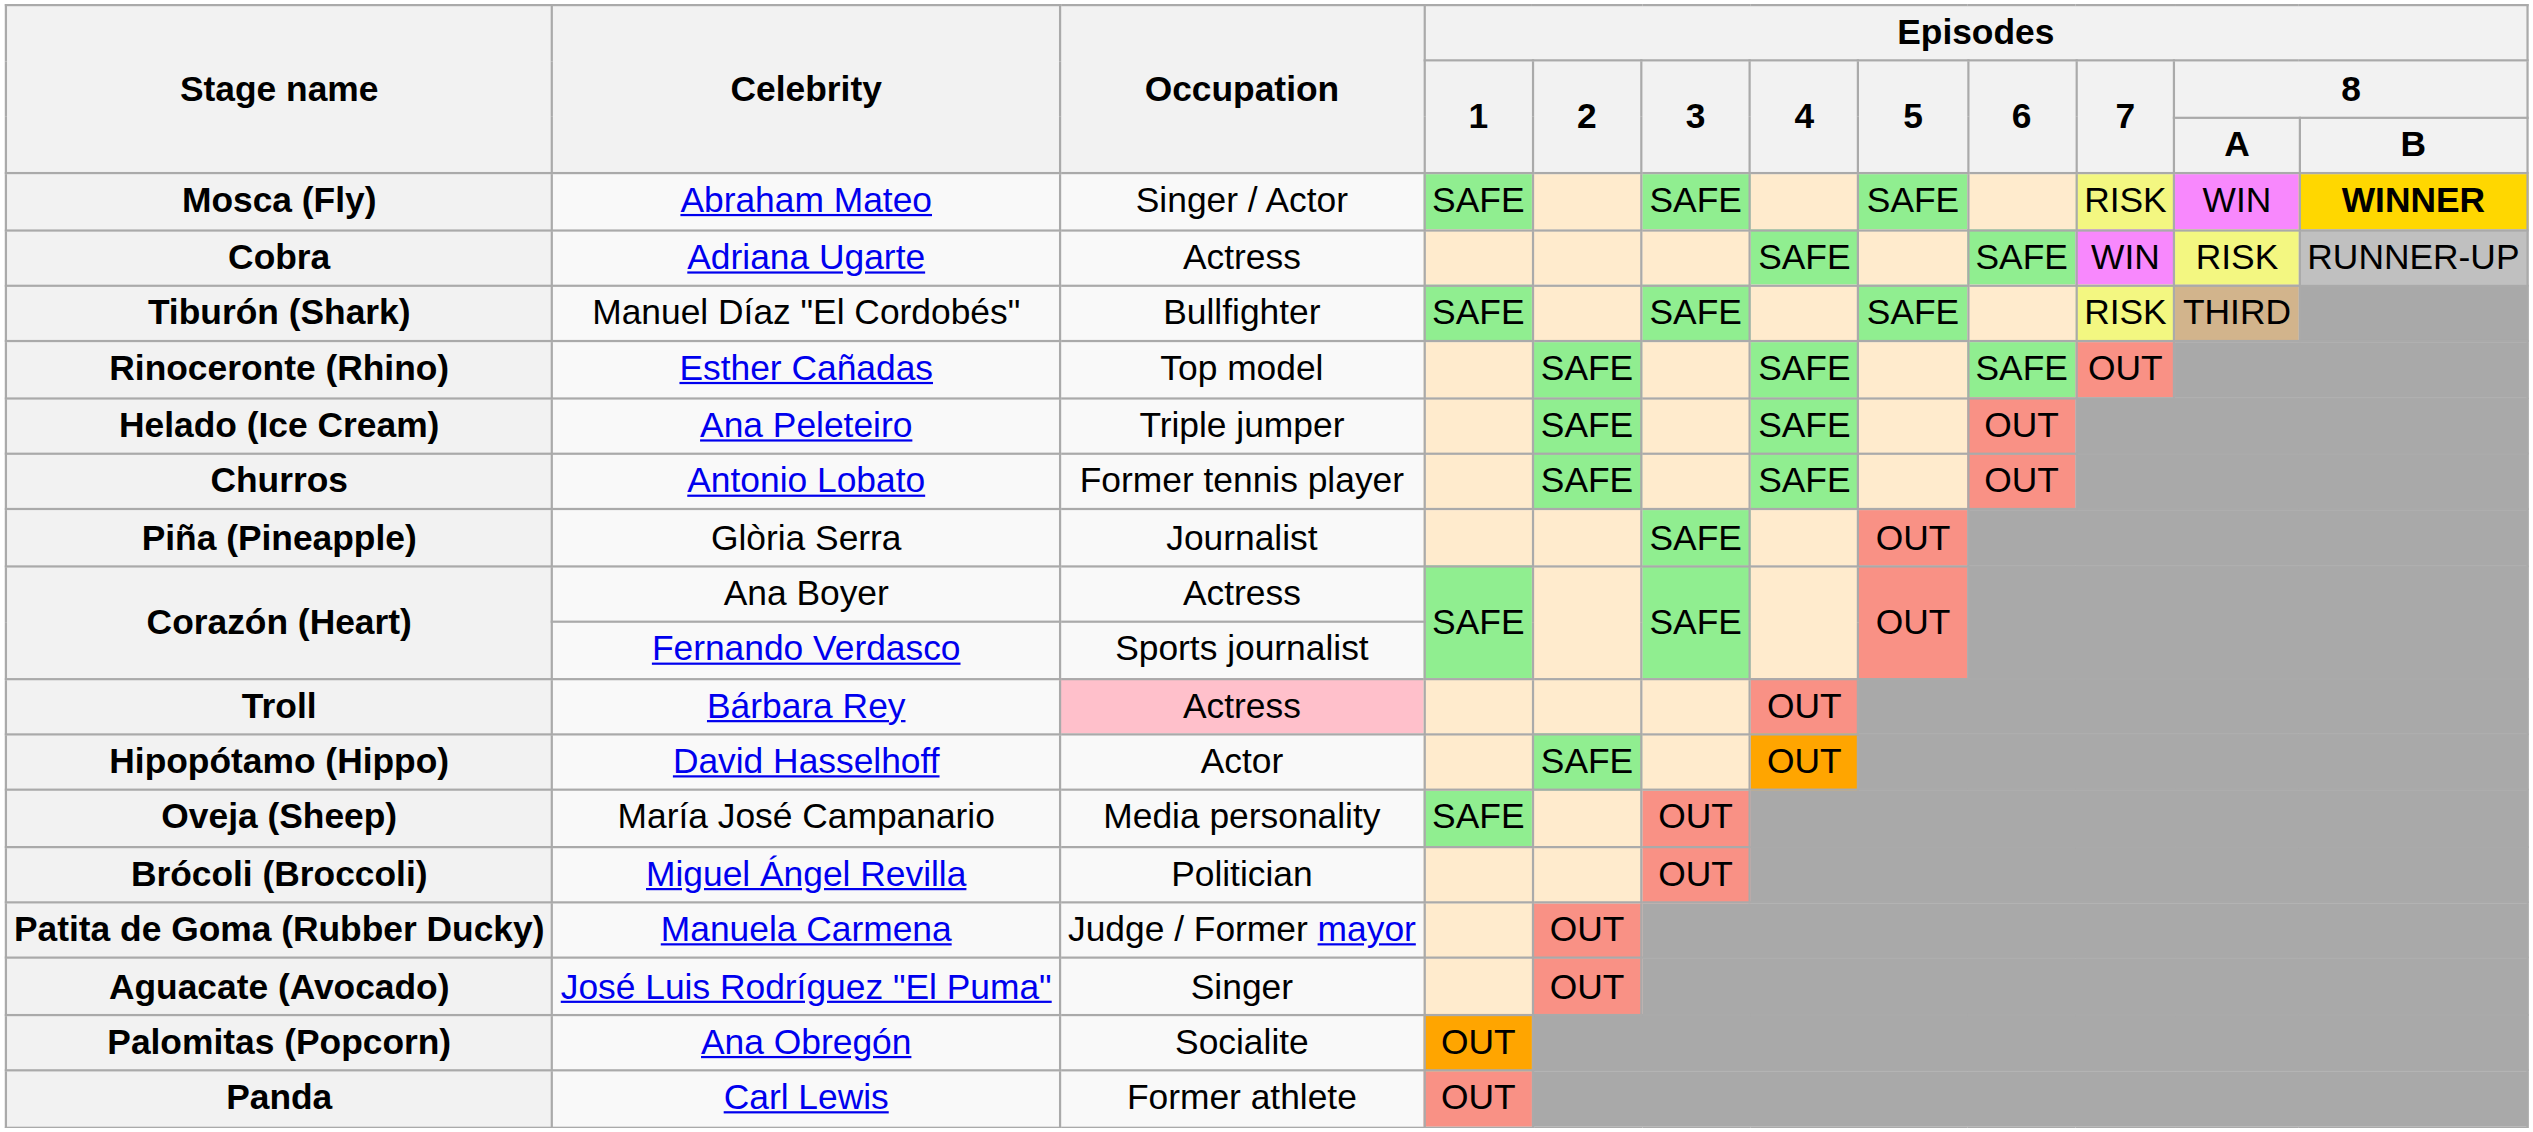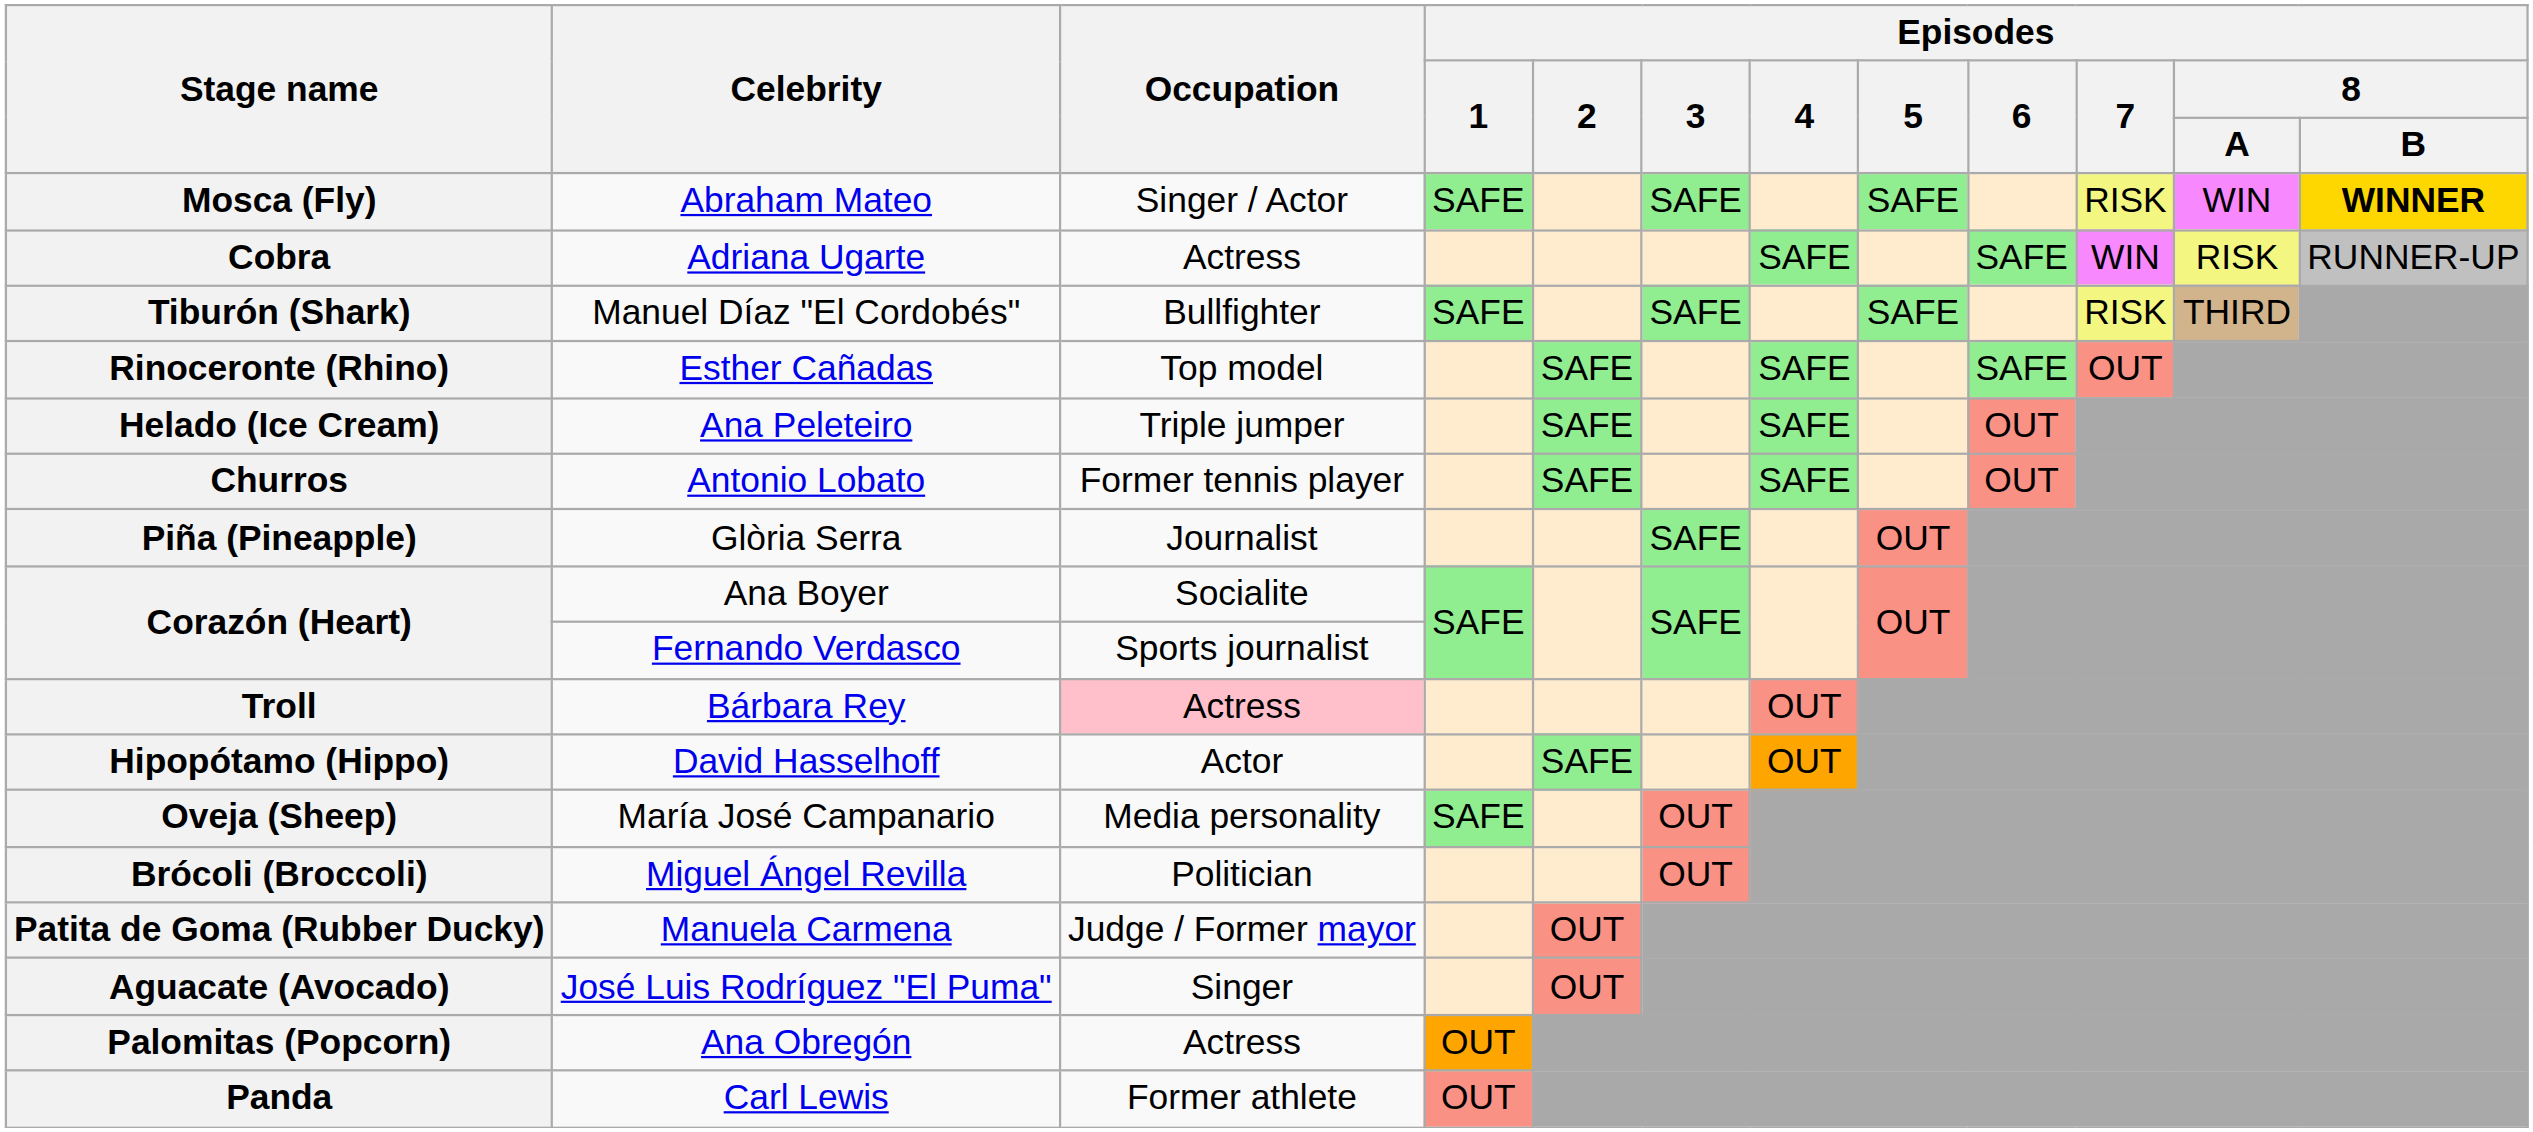(1242, 593) Actress -> (1242, 593) Socialite
(1242, 1041) Socialite -> (1242, 1041) Actress
